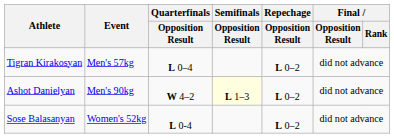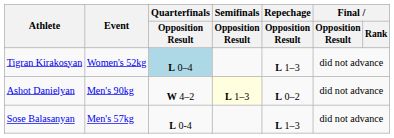(110, 62) Men's 57kg -> (117, 62) Women's 52kg
(180, 68) no background -> (180, 68) lightblue background
(287, 68) L 0–2 -> (287, 68) L 1–3
(117, 119) Women's 52kg -> (110, 119) Men's 57kg
(287, 125) L 0–2 -> (287, 125) L 1–3
